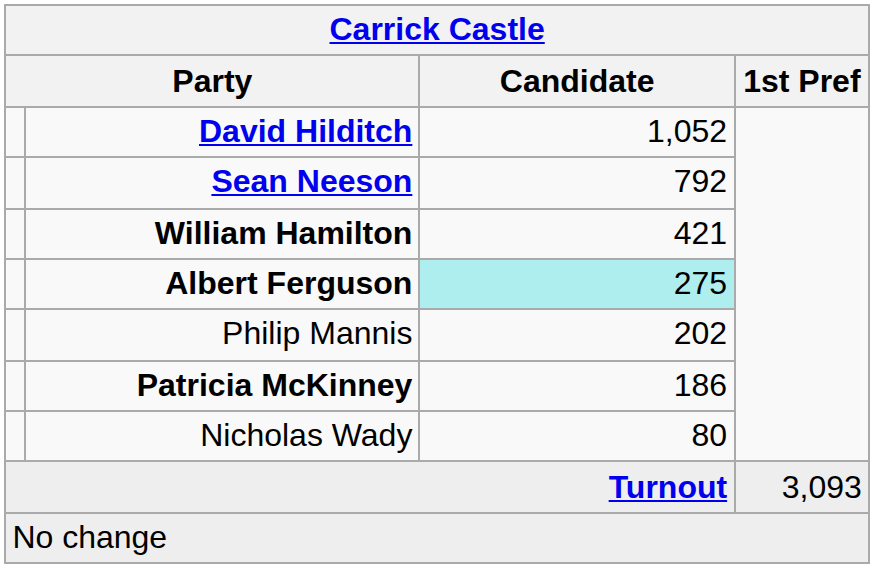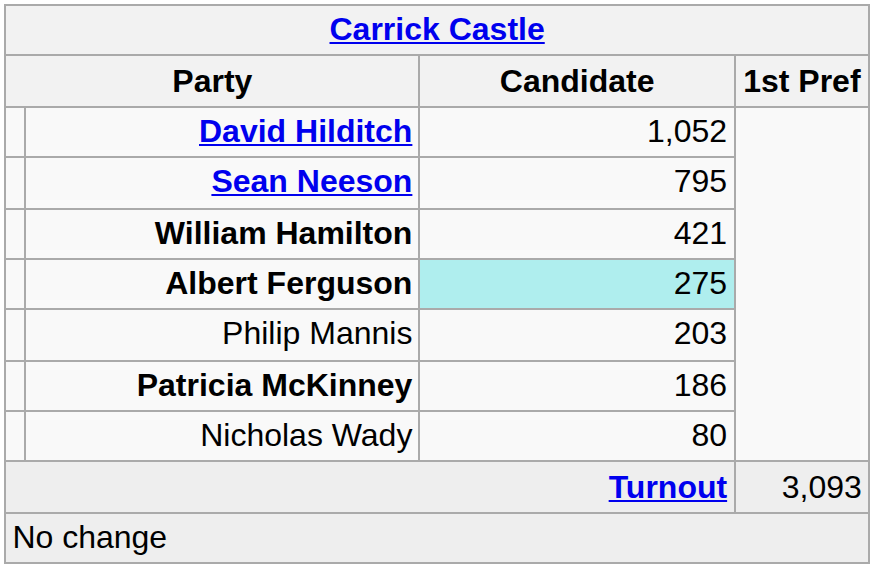(700, 182) 792 -> (700, 182) 795
(700, 334) 202 -> (700, 334) 203
